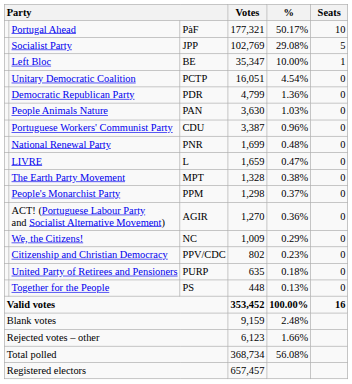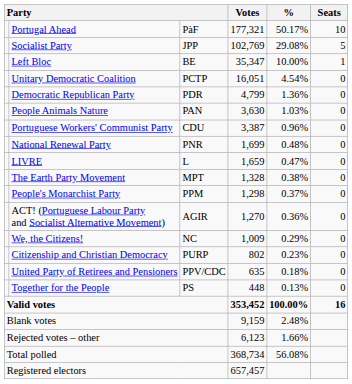(204, 255) PPV/CDC -> (195, 255) PURP
(195, 271) PURP -> (204, 271) PPV/CDC
